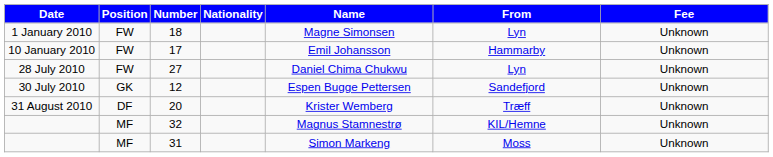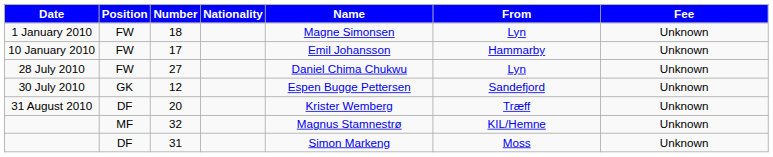(125, 143) MF -> (125, 143) DF
